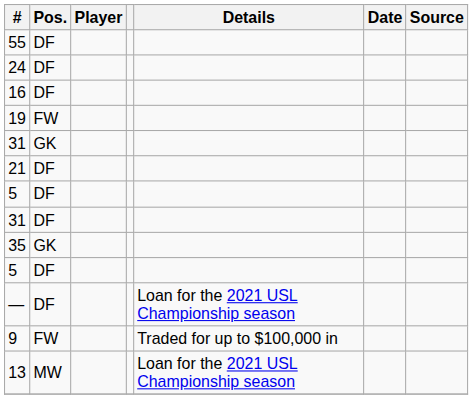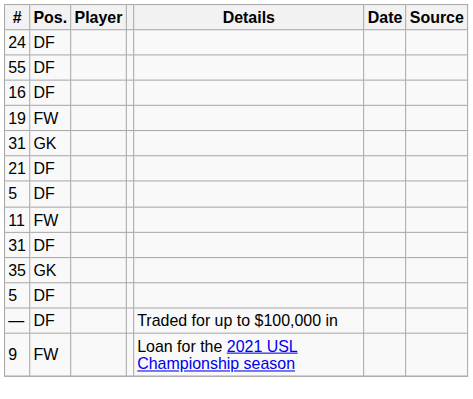rows swapped: (17, 43) <-> (17, 68)
+ row: (17, 219)
(217, 304) Loan for the 2021 USL Championship season -> (238, 321) Traded for up to $100,000 in
(238, 338) Traded for up to $100,000 in -> (217, 355) Loan for the 2021 USL Championship season
- row: (17, 373)
